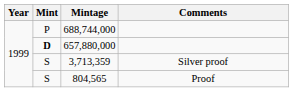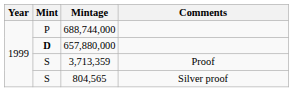(203, 62) Silver proof -> (203, 62) Proof
(203, 78) Proof -> (203, 78) Silver proof
